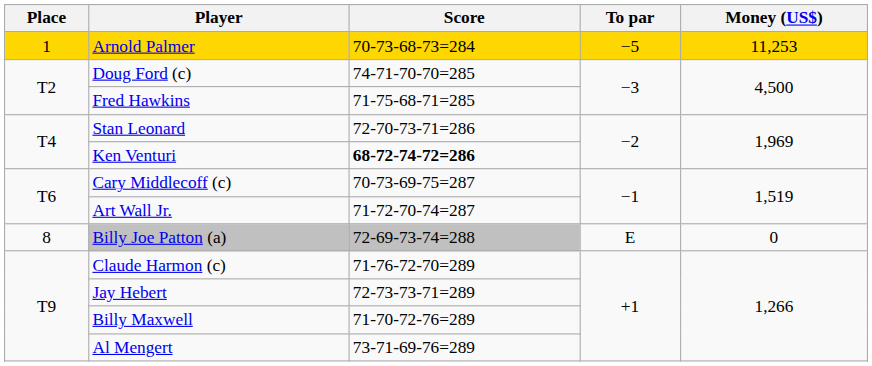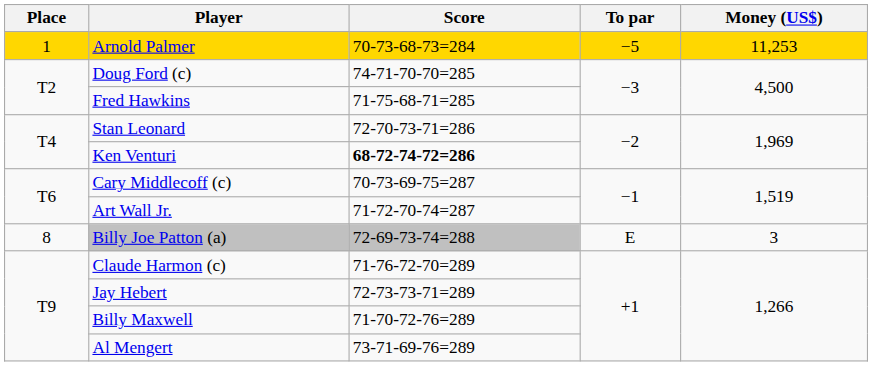(774, 237) 0 -> (774, 237) 3
